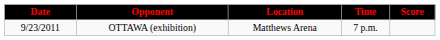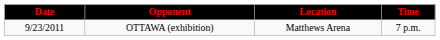- column: (412, 12)
